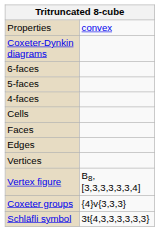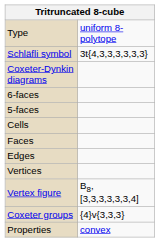+ row: (18, 33)
rows swapped: (39, 218) <-> (29, 27)
- row: (23, 99)
